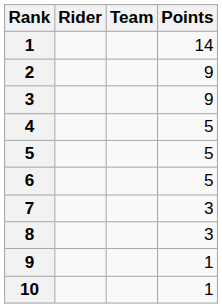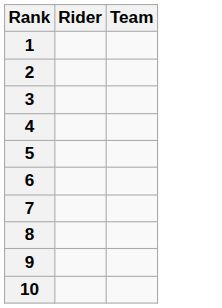- column: (187, 18)
